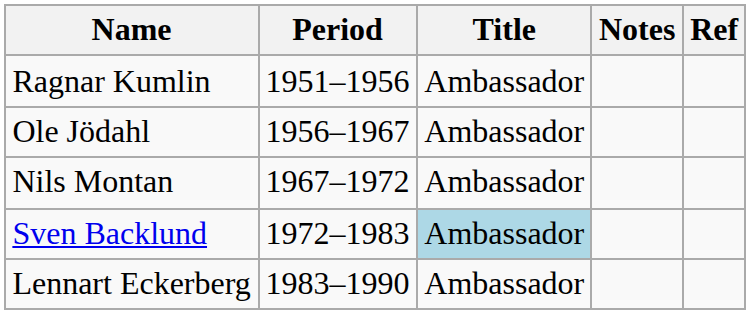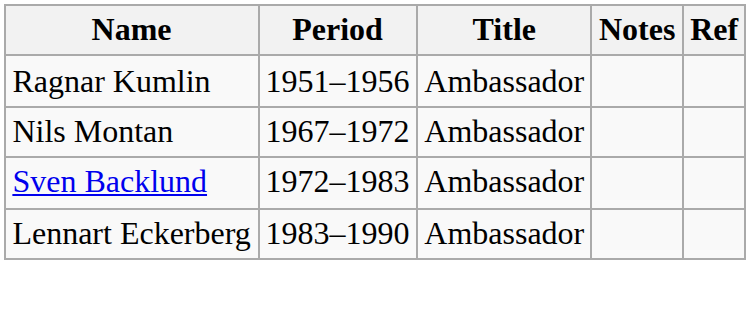- row: (81, 131)
(504, 232) lightblue background -> (504, 182) no background
